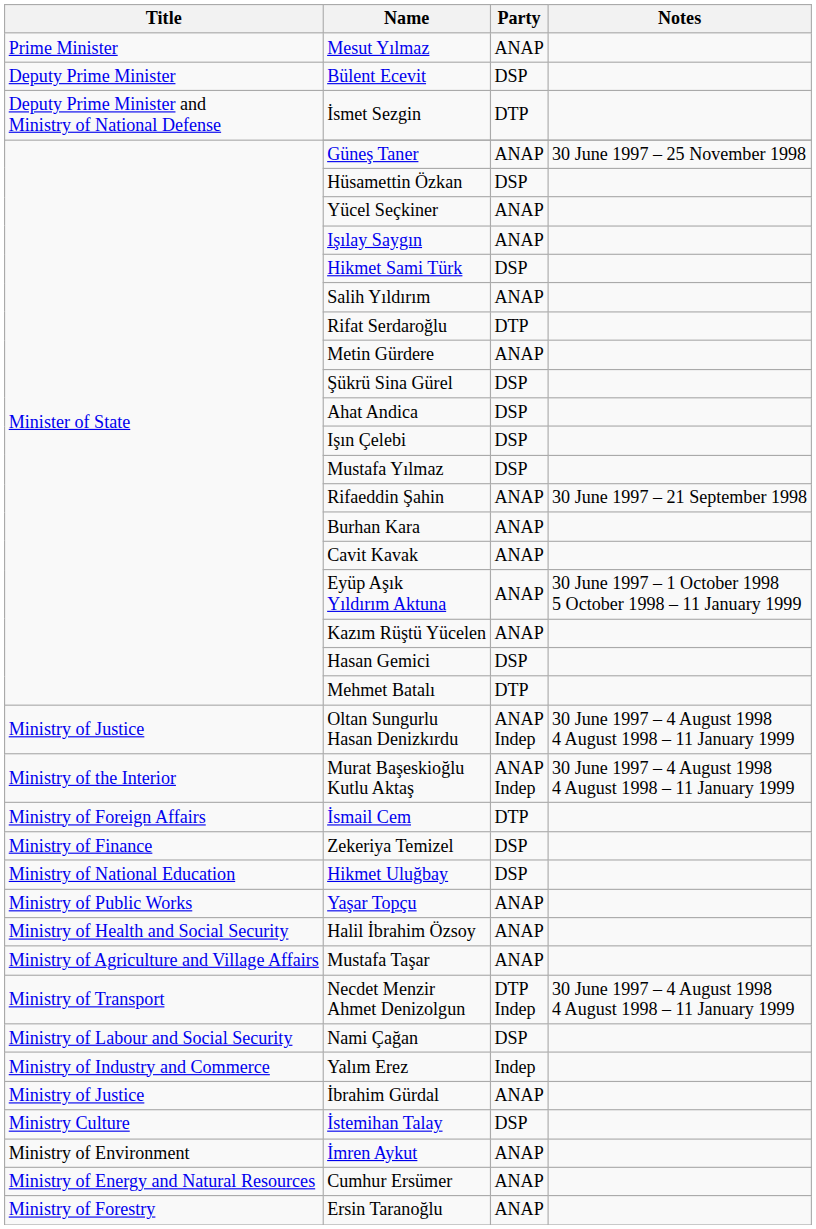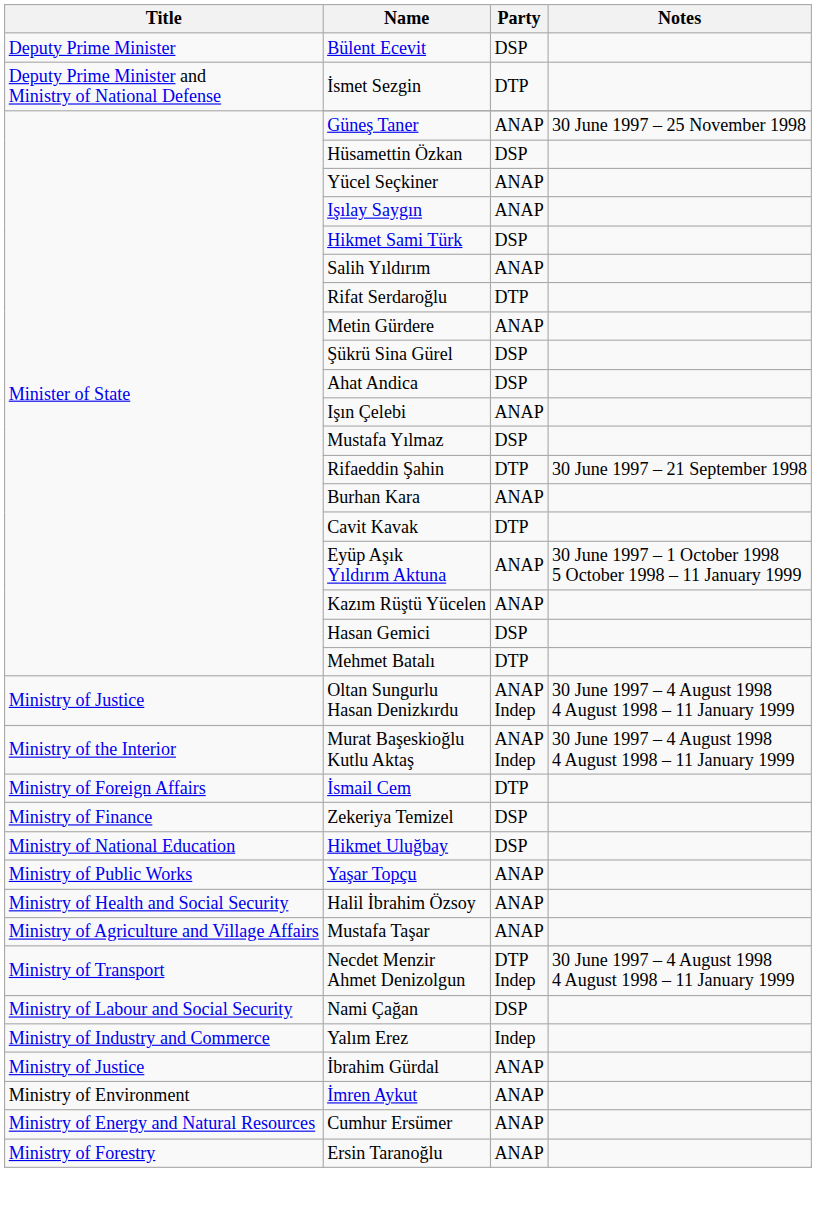- row: (378, 47)
(511, 440) DSP -> (519, 411) ANAP
(519, 497) ANAP -> (512, 469) DTP
(519, 555) ANAP -> (512, 526) DTP
- row: (385, 1124)
